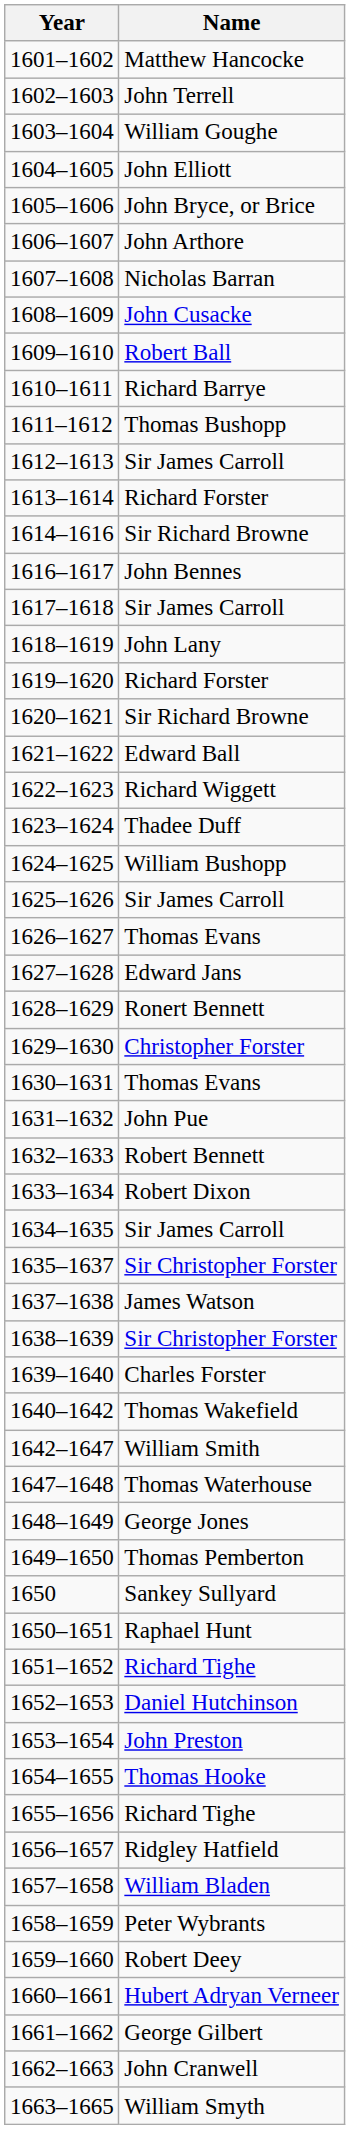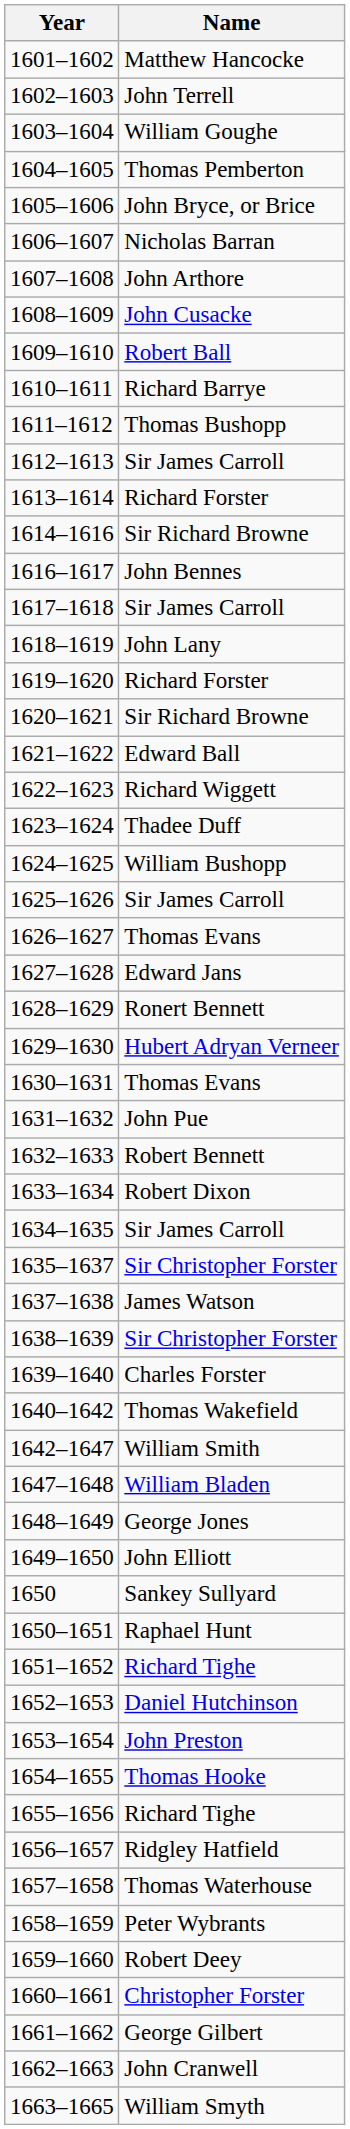(178, 168) John Elliott -> (214, 168) Thomas Pemberton
(184, 242) John Arthore -> (200, 242) Nicholas Barran
(200, 278) Nicholas Barran -> (184, 278) John Arthore
(214, 1045) Christopher Forster -> (232, 1045) Hubert Adryan Verneer
(218, 1484) Thomas Waterhouse -> (197, 1484) William Bladen
(214, 1557) Thomas Pemberton -> (178, 1557) John Elliott
(197, 1886) William Bladen -> (218, 1886) Thomas Waterhouse
(232, 1995) Hubert Adryan Verneer -> (214, 1995) Christopher Forster
